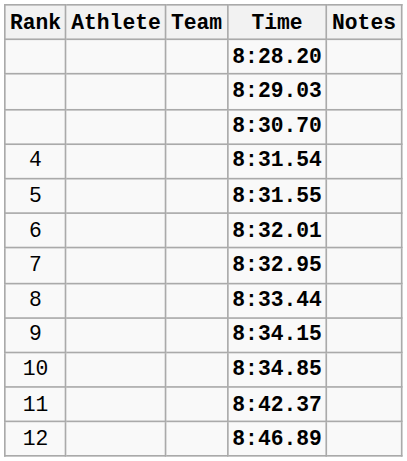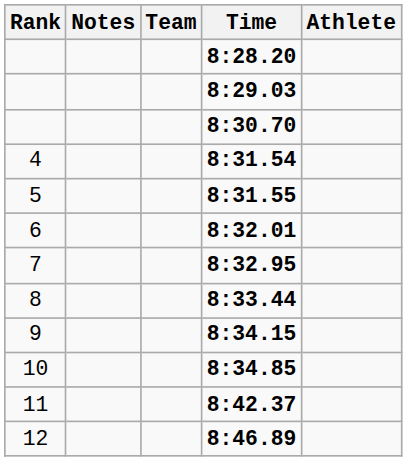columns swapped: (116, 22) <-> (364, 22)
